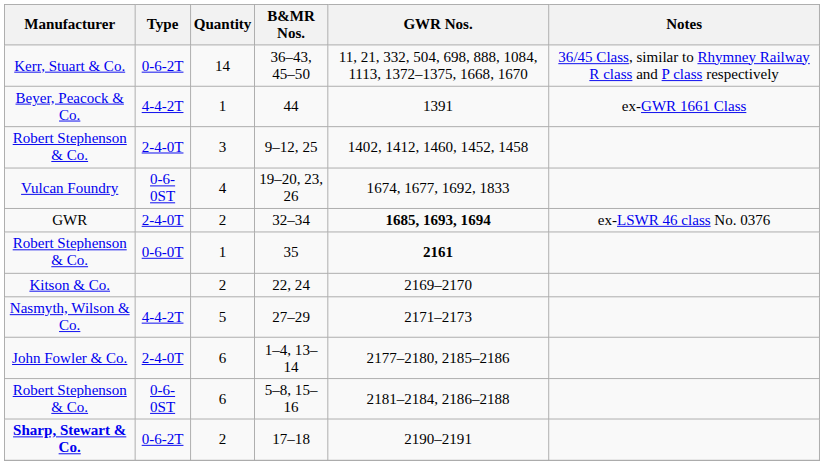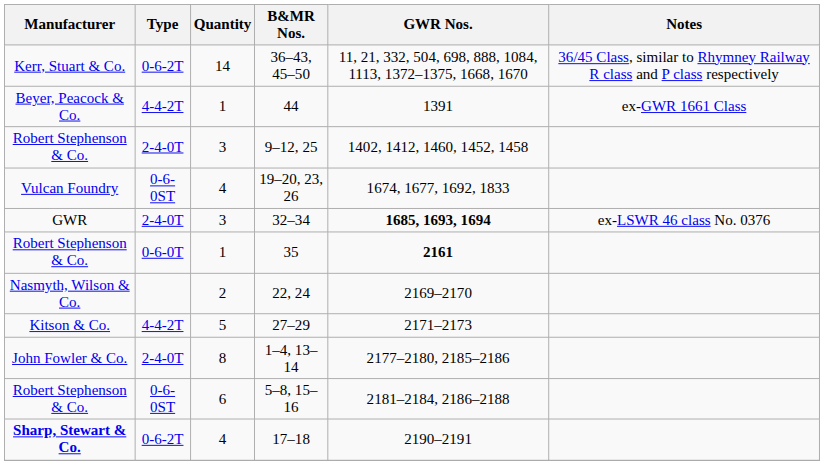(223, 220) 2 -> (223, 220) 3
(70, 284) Kitson & Co. -> (70, 293) Nasmyth, Wilson & Co.
(70, 317) Nasmyth, Wilson & Co. -> (70, 325) Kitson & Co.
(223, 357) 6 -> (223, 357) 8
(223, 439) 2 -> (223, 439) 4
